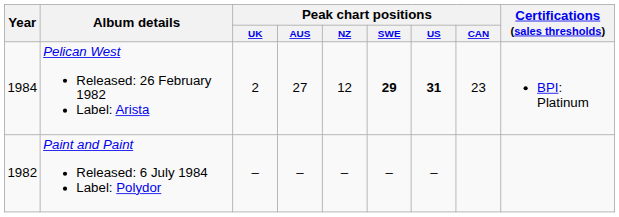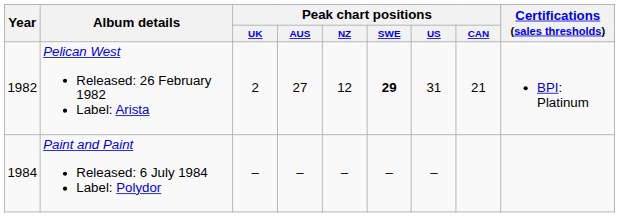(22, 88) 1984 -> (22, 88) 1982
(434, 88) bold -> (434, 88) normal
(478, 88) 23 -> (478, 88) 21
(22, 173) 1982 -> (22, 173) 1984
